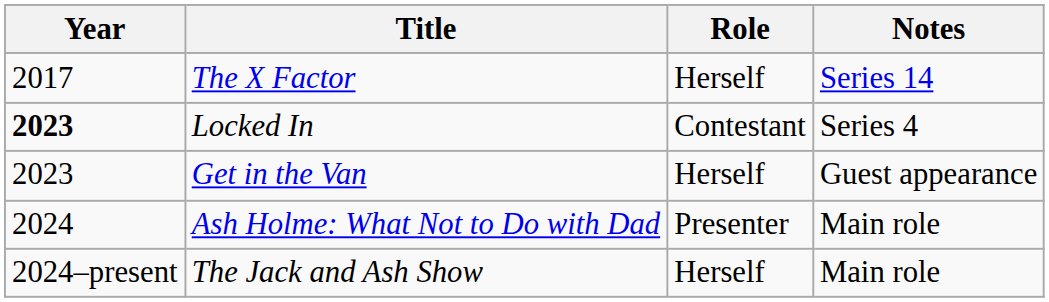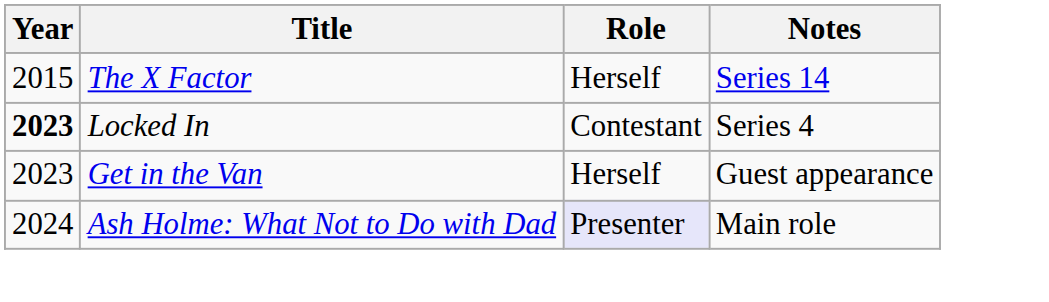(43, 77) 2017 -> (43, 77) 2015
(731, 223) no background -> (627, 223) lavender background
- row: (337, 272)
